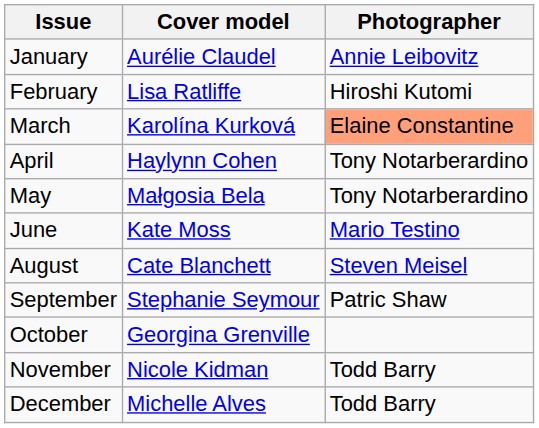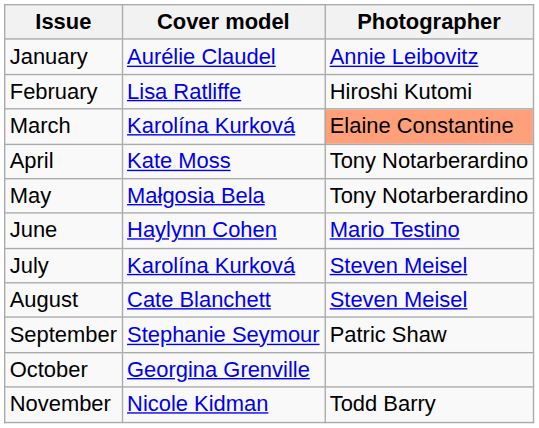(202, 160) Haylynn Cohen -> (179, 160) Kate Moss
(179, 230) Kate Moss -> (202, 230) Haylynn Cohen
+ row: (29, 265)
- row: (60, 404)
